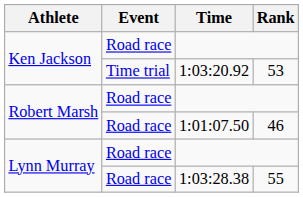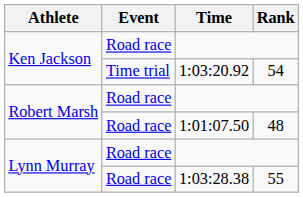(276, 71) 53 -> (276, 71) 54
(276, 125) 46 -> (276, 125) 48
